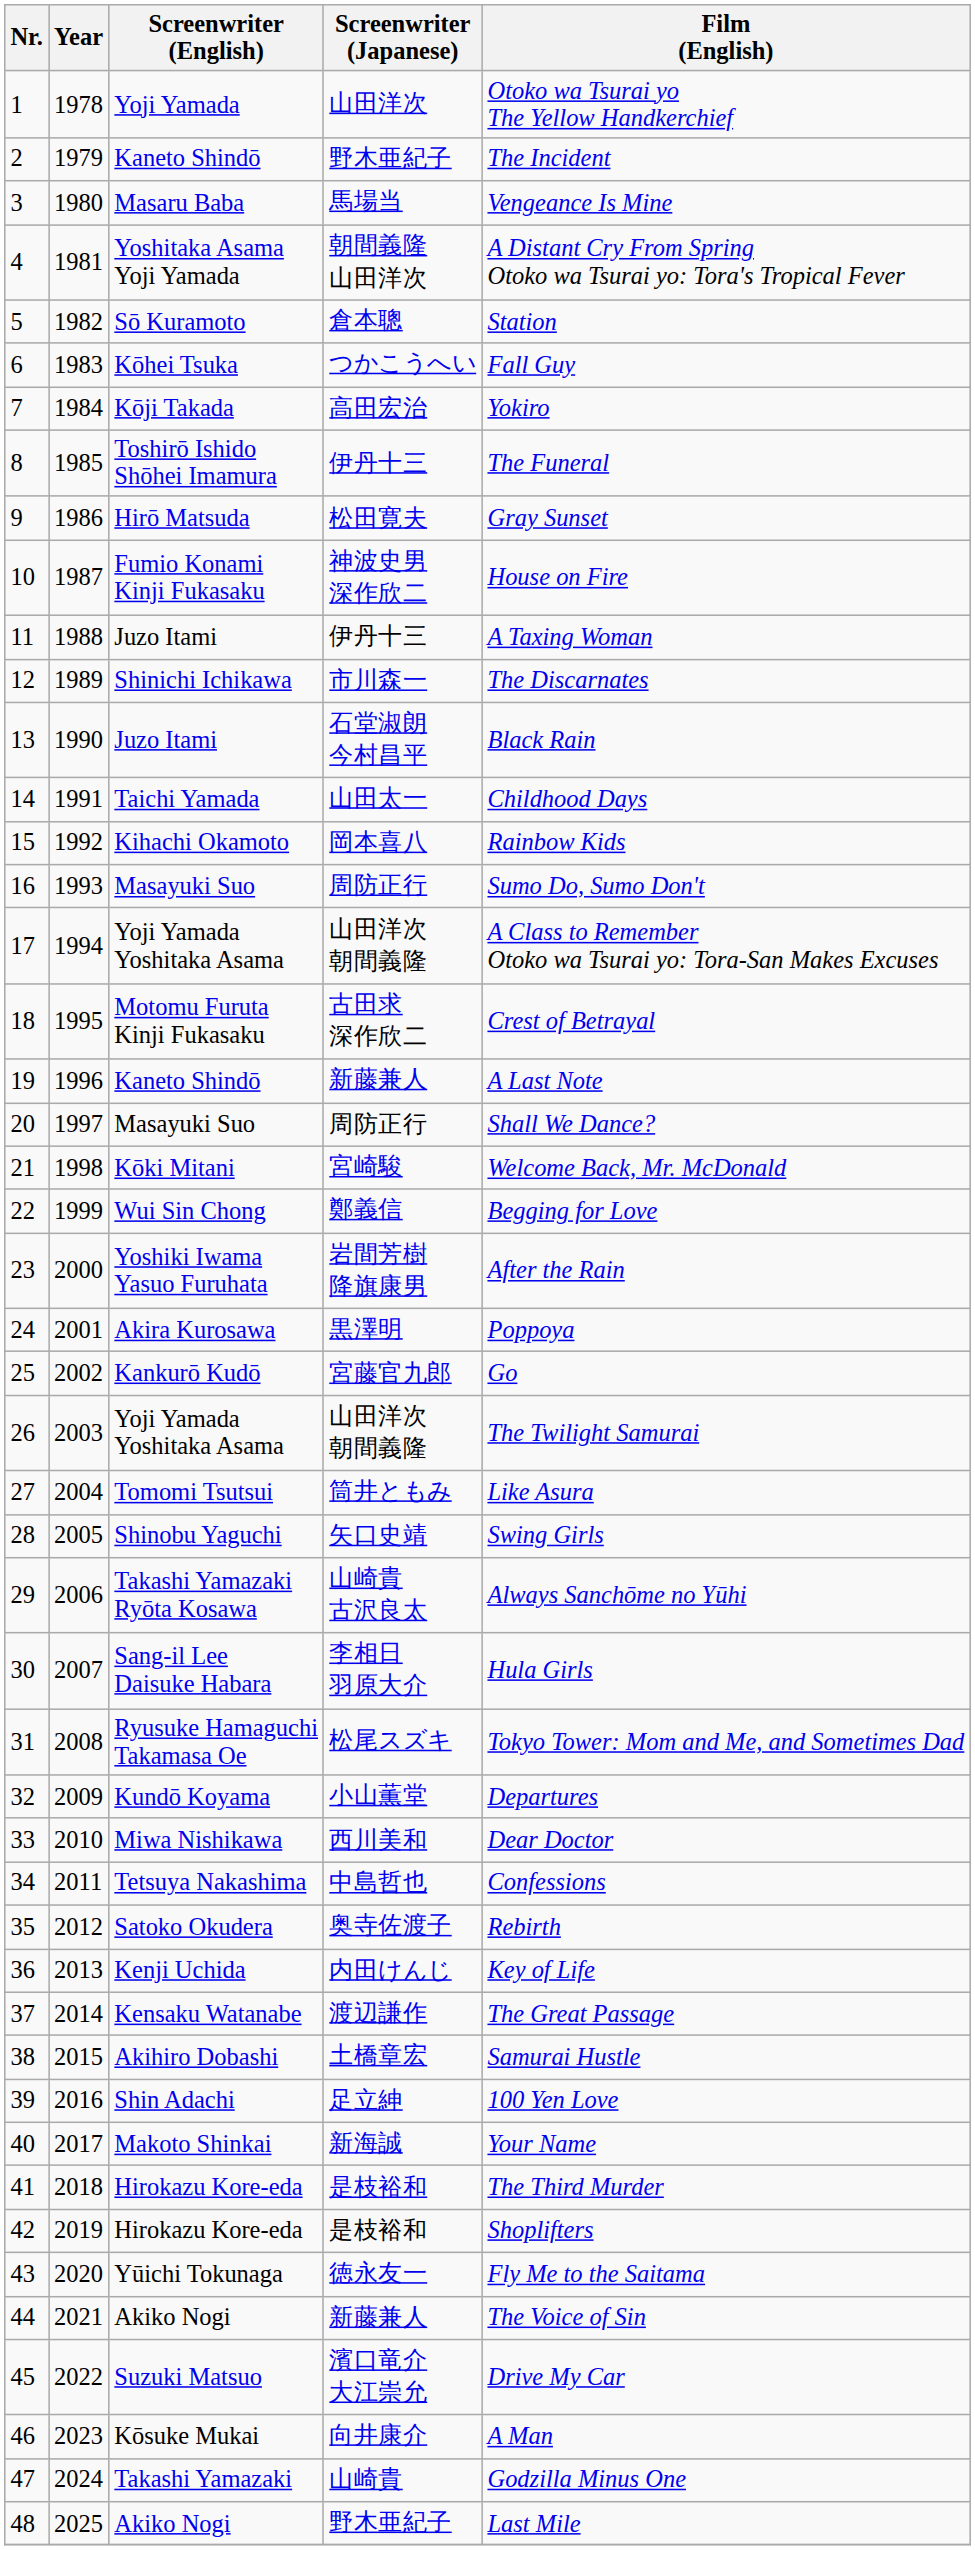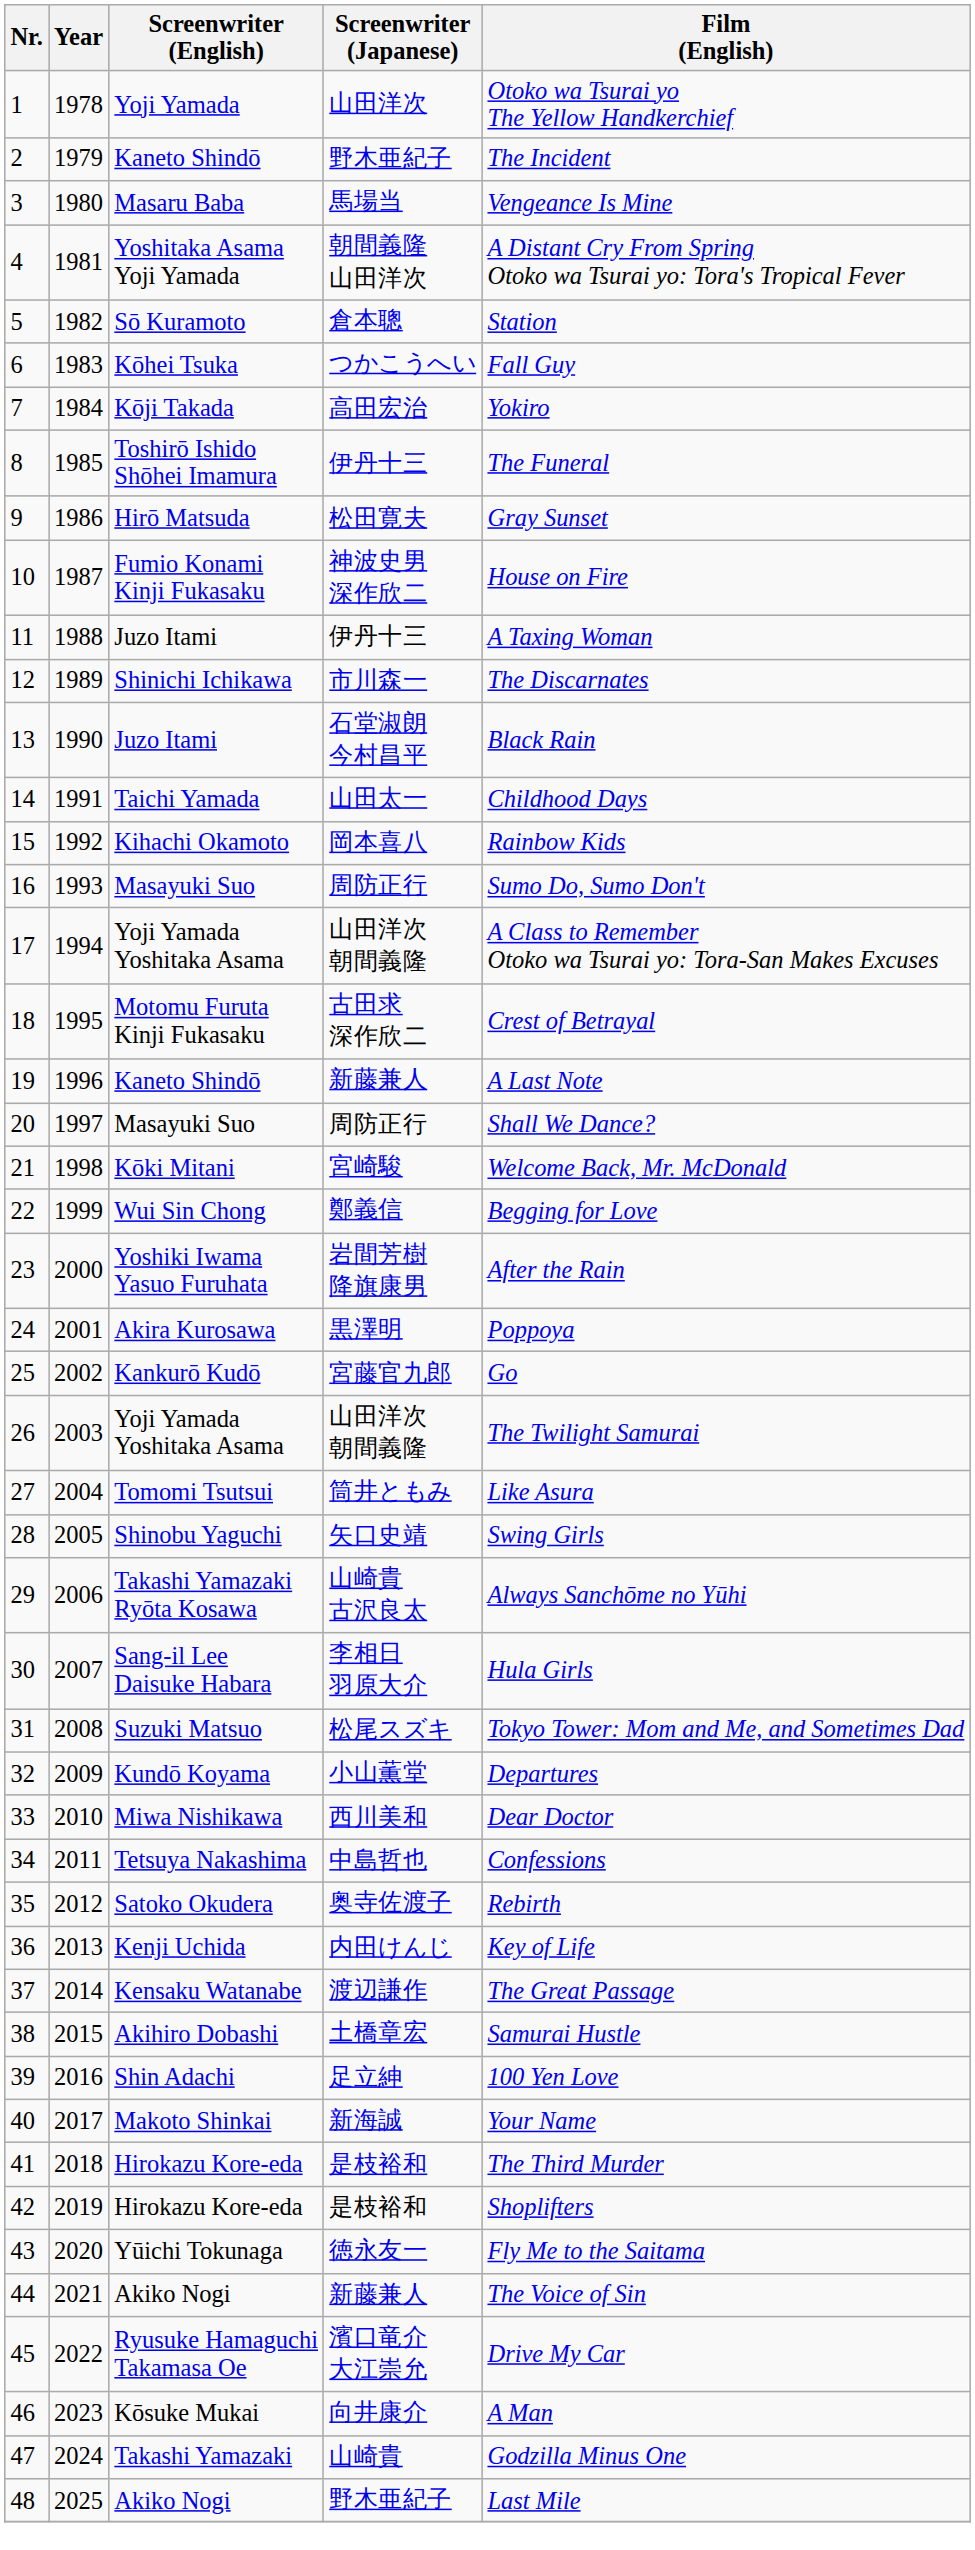(216, 1741) Ryusuke Hamaguchi Takamasa Oe -> (188, 1730) Suzuki Matsuo
(188, 2376) Suzuki Matsuo -> (216, 2353) Ryusuke Hamaguchi Takamasa Oe
